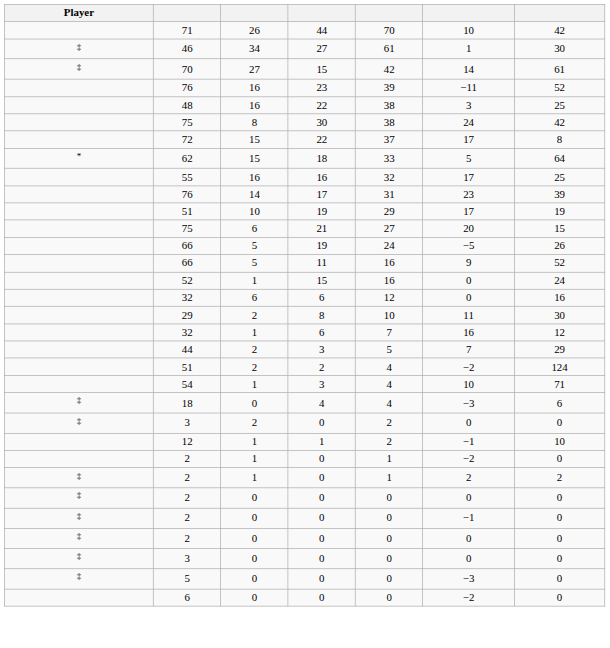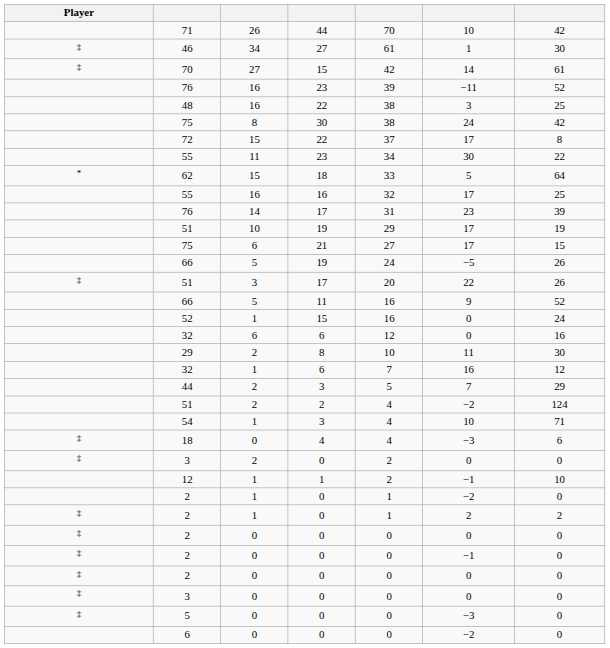+ row: (187, 157)
(469, 229) 20 -> (469, 246) 17
+ row: (187, 282)
